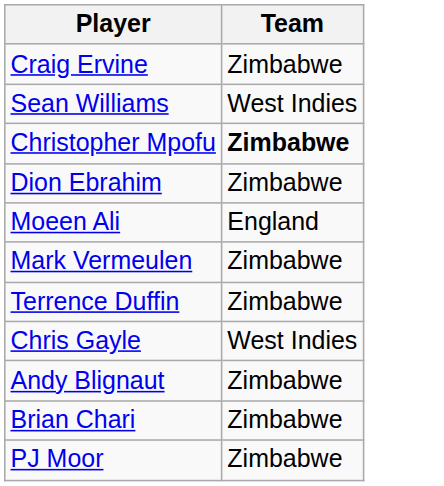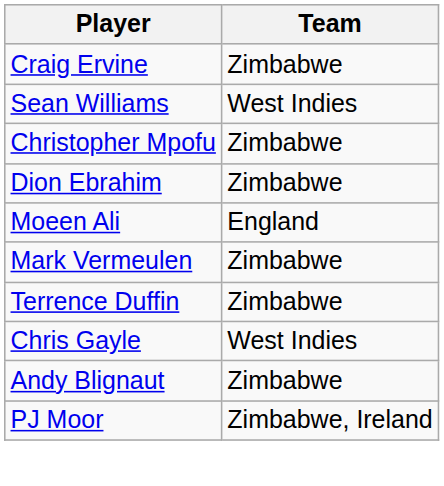(288, 143) bold -> (285, 143) normal
- row: (73, 420)
(285, 459) Zimbabwe -> (330, 420) Zimbabwe, Ireland
